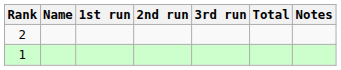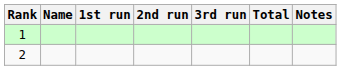rows swapped: (22, 55) <-> (22, 35)
